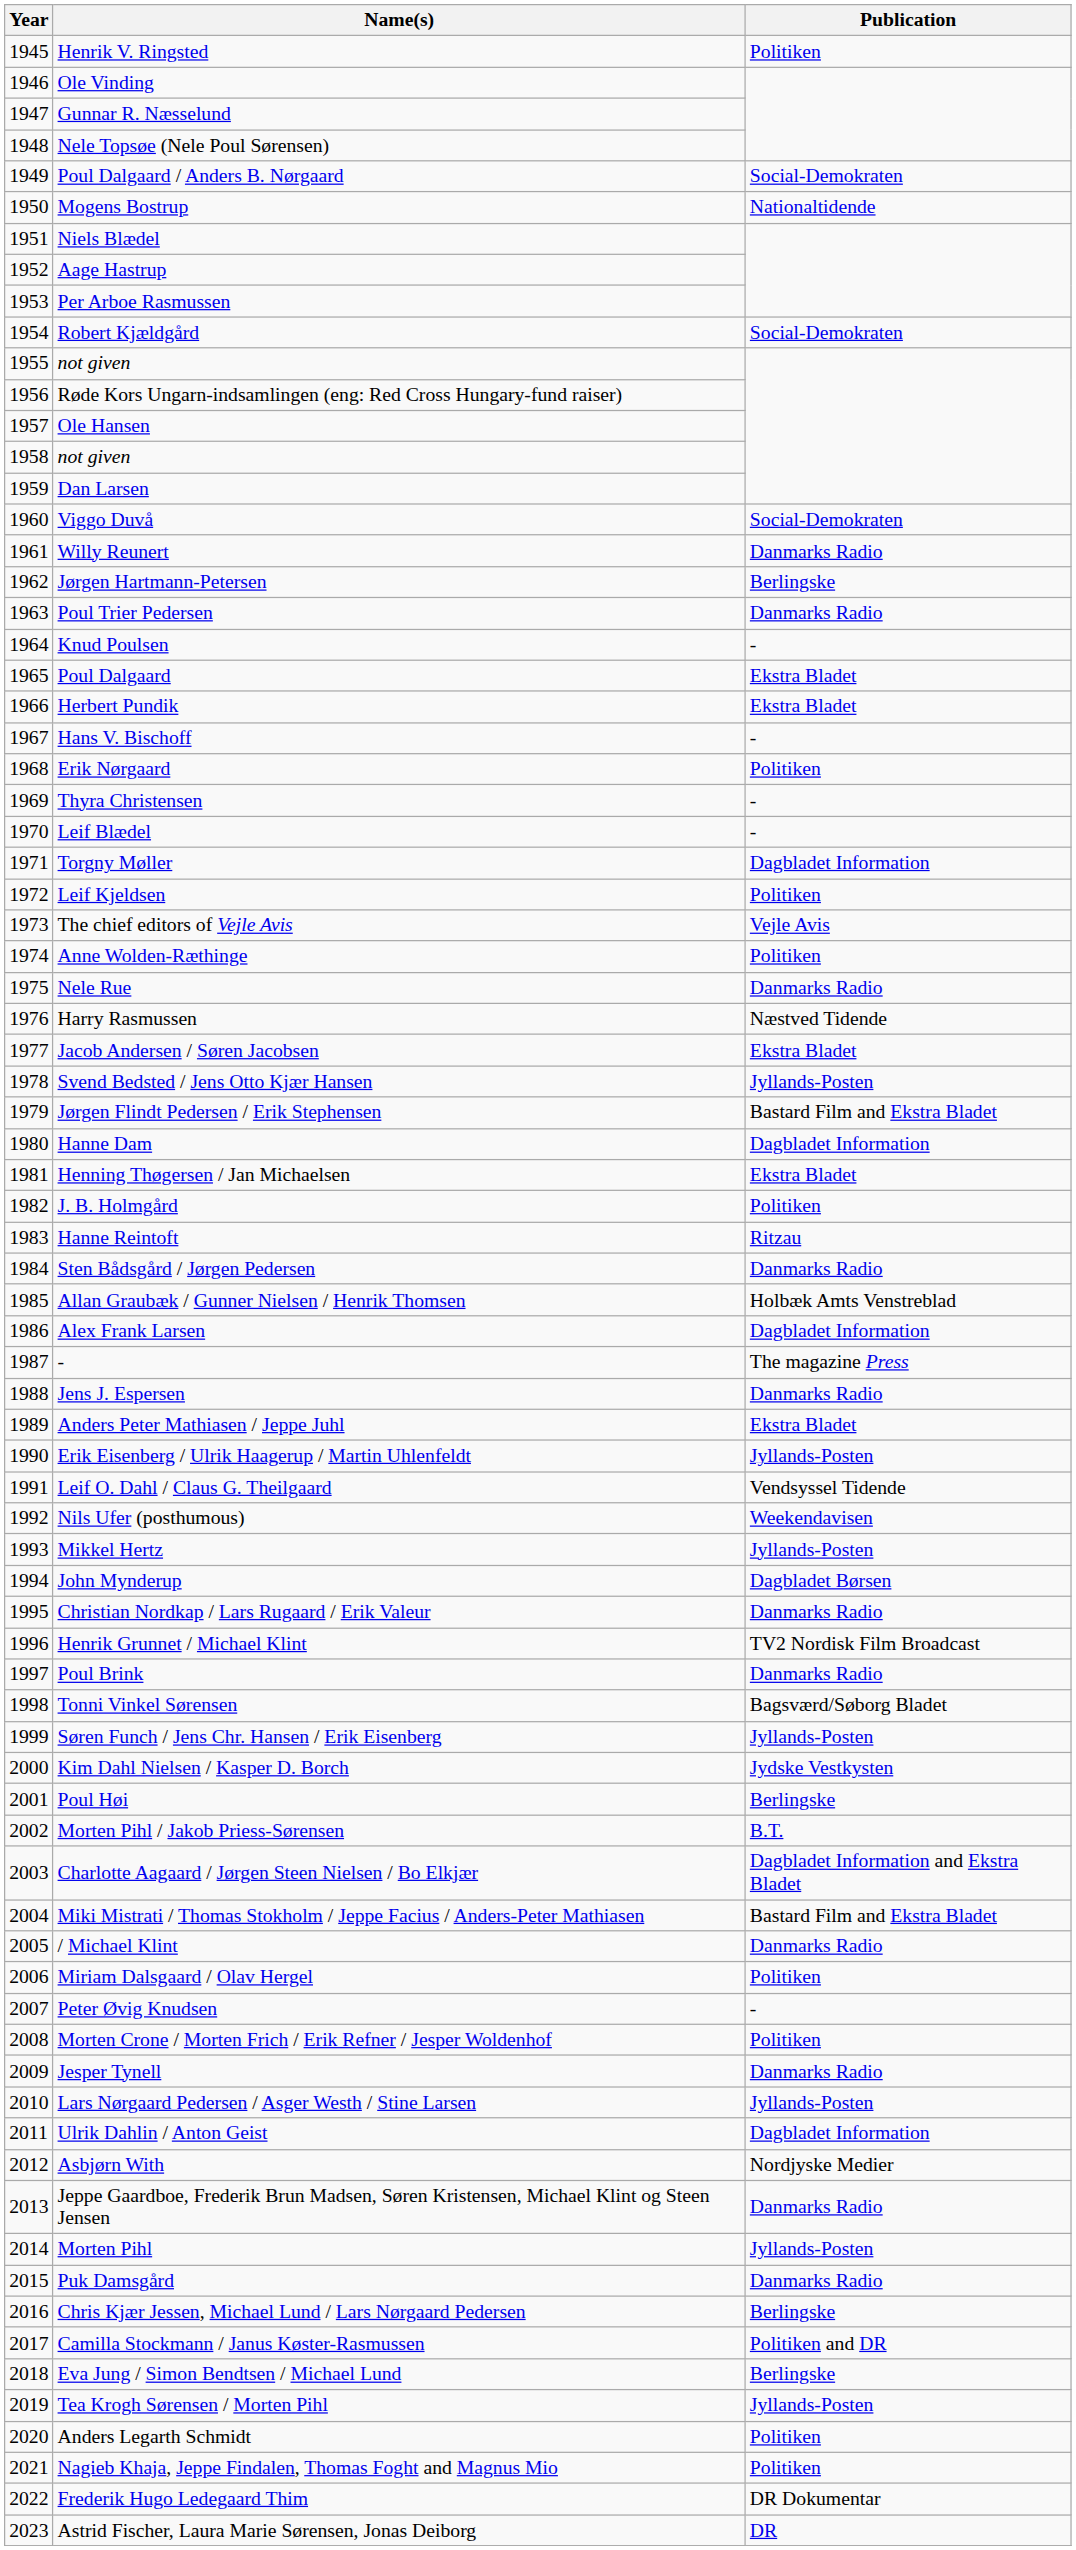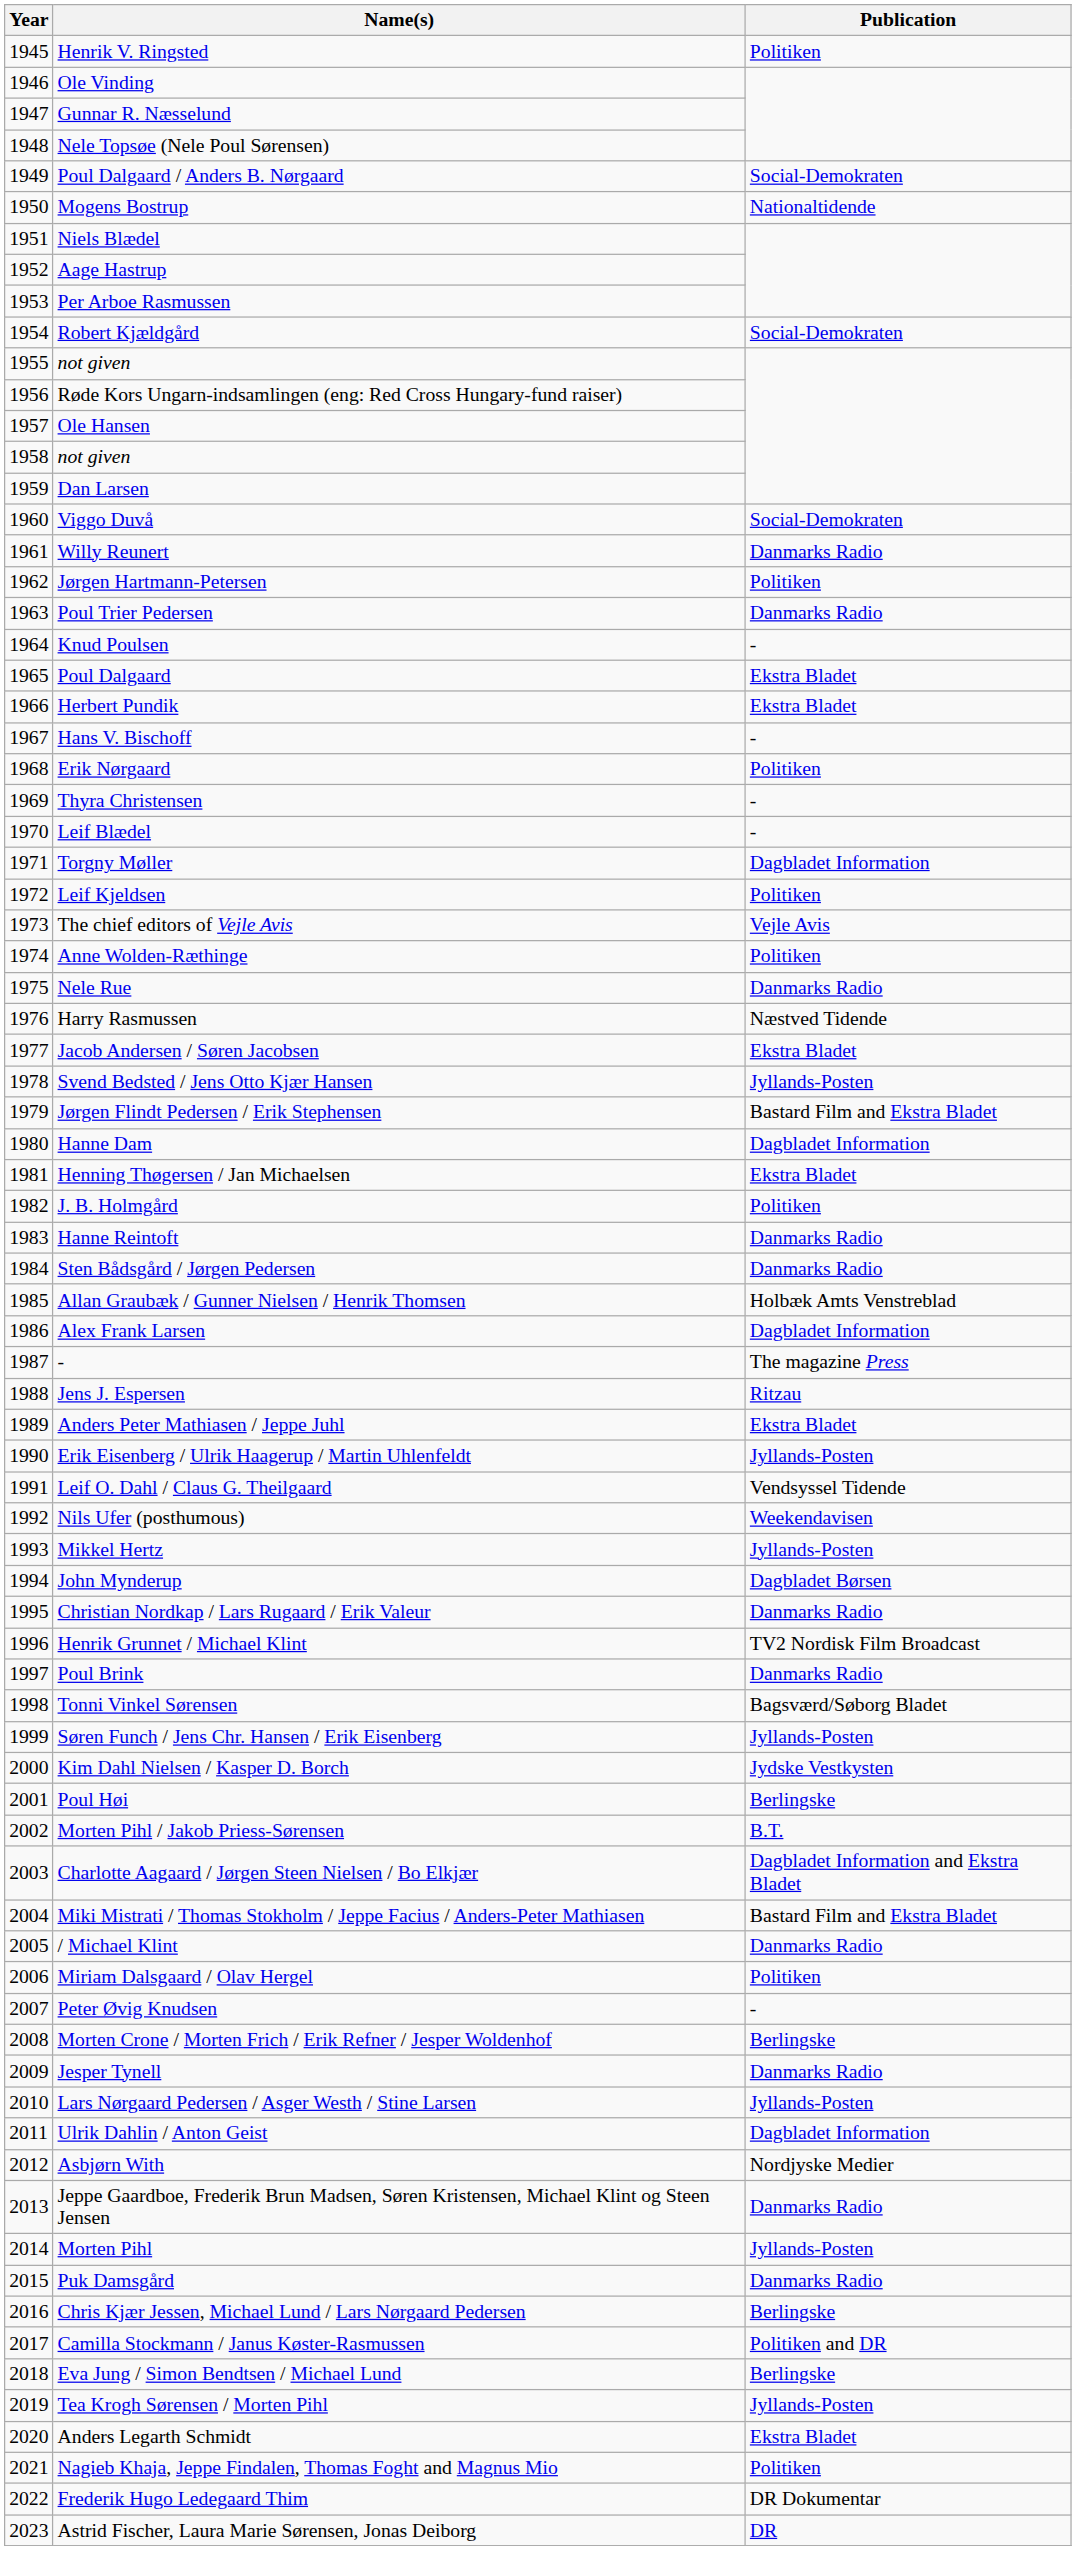(792, 581) Berlingske -> (785, 581) Politiken
(776, 1237) Ritzau -> (816, 1237) Danmarks Radio
(816, 1393) Danmarks Radio -> (776, 1393) Ritzau
(785, 2039) Politiken -> (792, 2039) Berlingske
(785, 2436) Politiken -> (803, 2436) Ekstra Bladet
